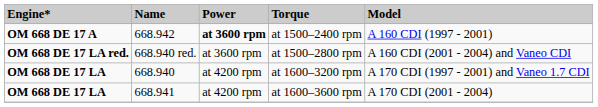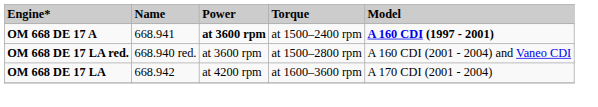(155, 33) 668.942 -> (155, 33) 668.941
(430, 33) normal -> (431, 33) bold
- row: (317, 72)
(155, 92) 668.941 -> (155, 72) 668.942
